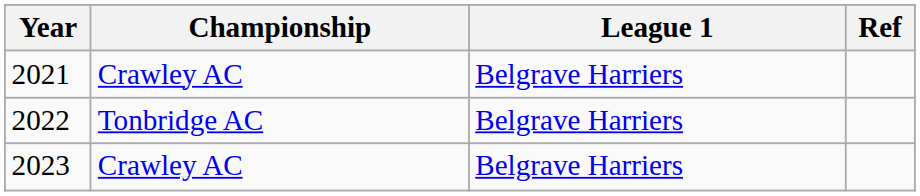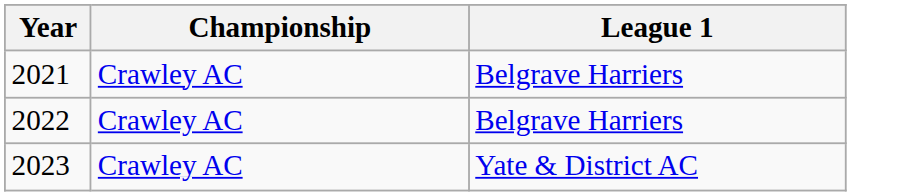- column: (880, 27)
(181, 119) Tonbridge AC -> (170, 119) Crawley AC
(579, 166) Belgrave Harriers -> (587, 166) Yate & District AC
